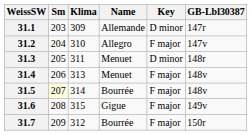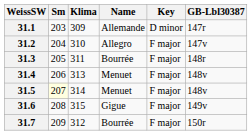(116, 59) Menuet -> (117, 59) Bourrée
(166, 59) D minor -> (165, 59) F major
(117, 91) Bourrée -> (116, 91) Menuet
